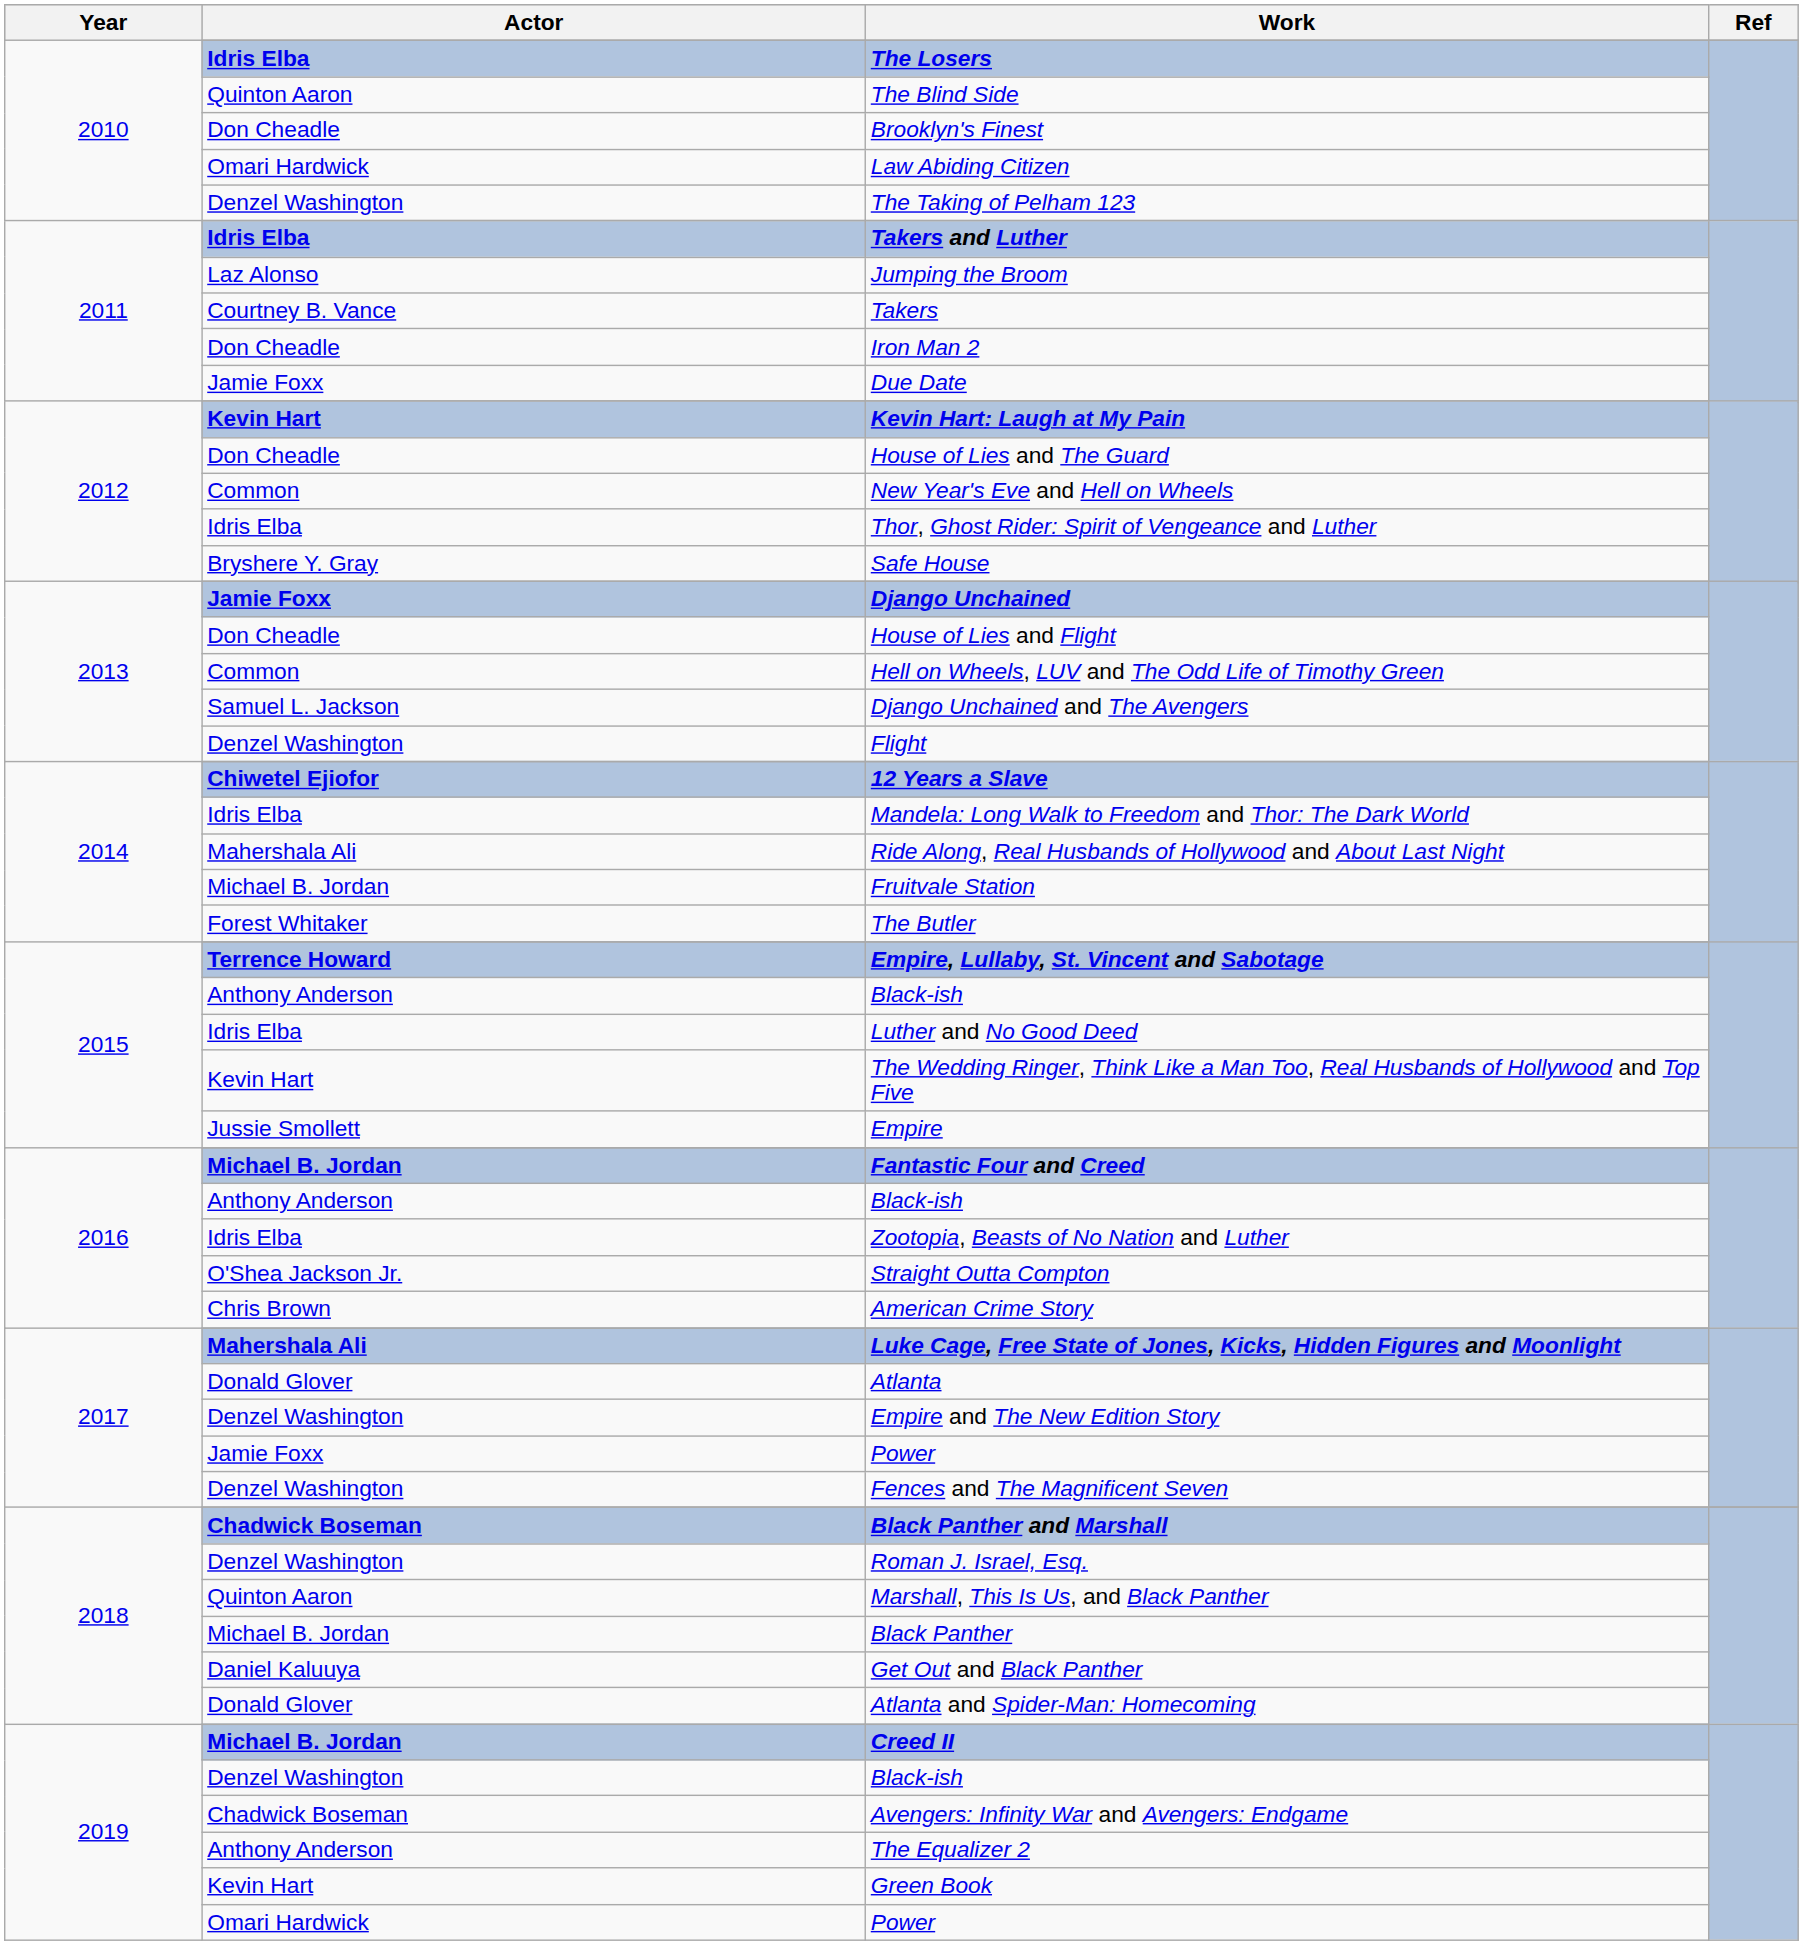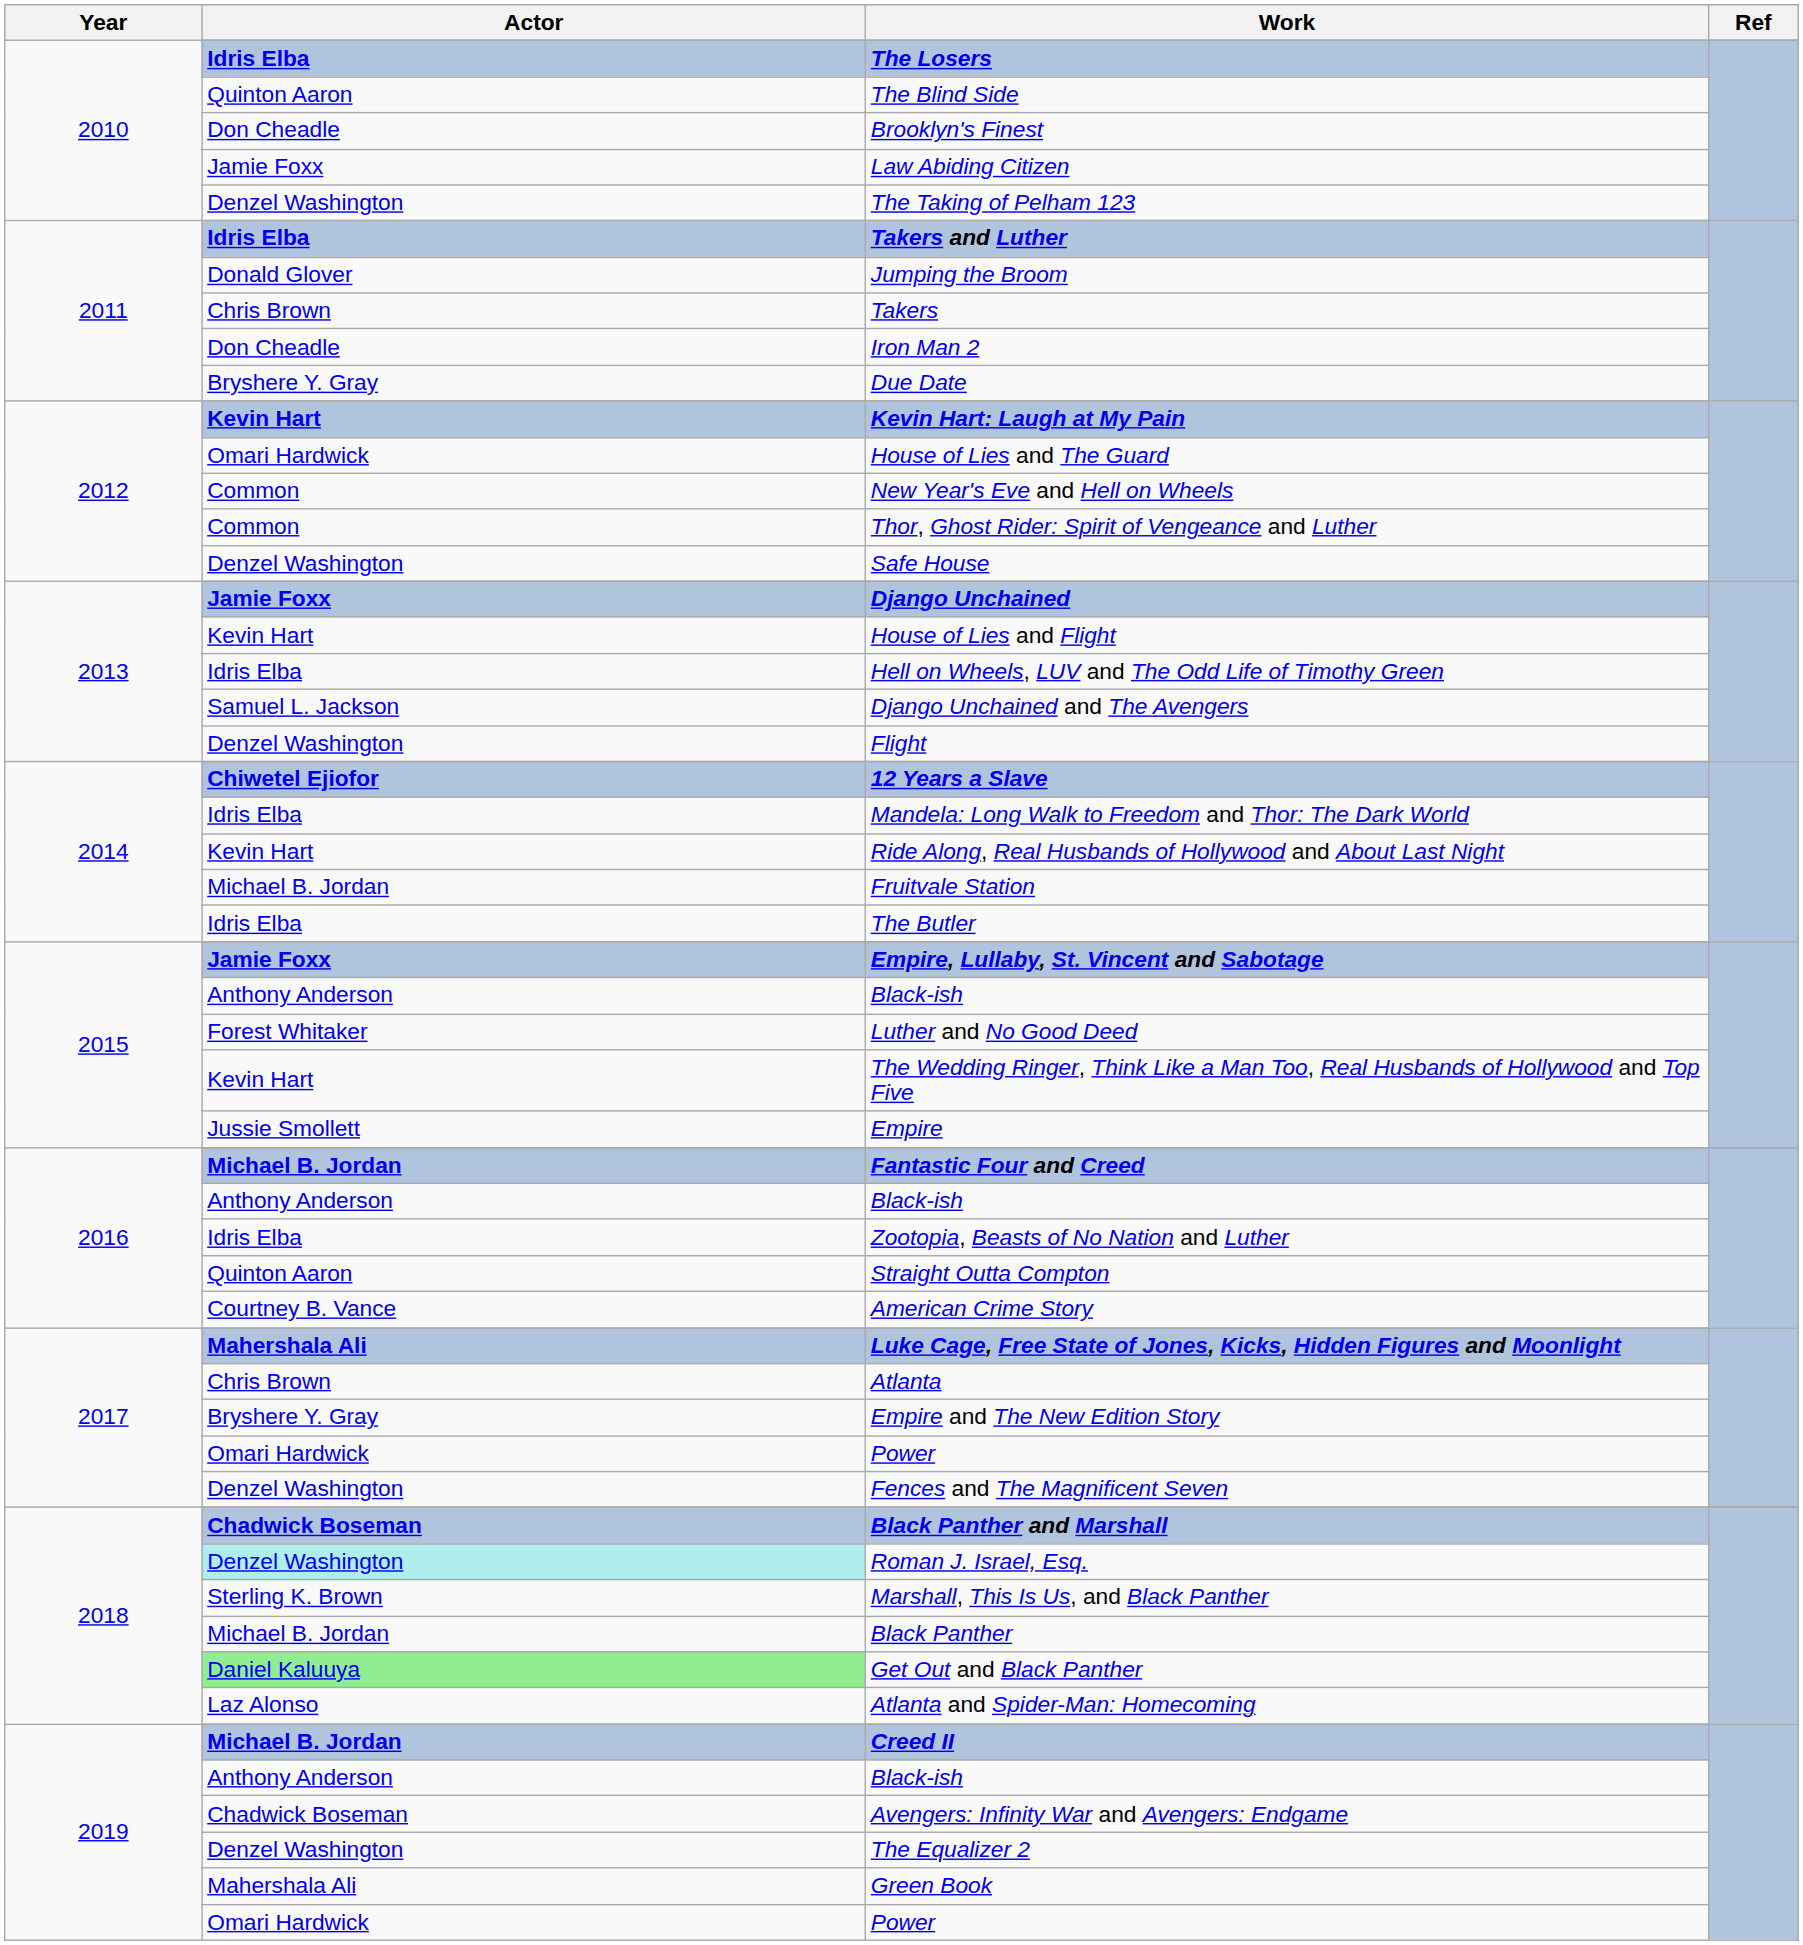(288, 166) Omari Hardwick -> (265, 166) Jamie Foxx
(263, 274) Laz Alonso -> (280, 274) Donald Glover
(302, 310) Courtney B. Vance -> (269, 310) Chris Brown
(265, 382) Jamie Foxx -> (293, 382) Bryshere Y. Gray
(274, 454) Don Cheadle -> (288, 454) Omari Hardwick
(255, 526) Idris Elba -> (253, 526) Common
(293, 563) Bryshere Y. Gray -> (305, 563) Denzel Washington
(274, 635) Don Cheadle -> (260, 635) Kevin Hart
(253, 671) Common -> (255, 671) Idris Elba
(282, 851) Mahershala Ali -> (260, 851) Kevin Hart
(287, 923) Forest Whitaker -> (255, 923) Idris Elba
(299, 959) Terrence Howard -> (269, 959) Jamie Foxx
(255, 1031) Idris Elba -> (287, 1031) Forest Whitaker
(305, 1273) O'Shea Jackson Jr. -> (280, 1273) Quinton Aaron
(269, 1309) Chris Brown -> (302, 1309) Courtney B. Vance
(280, 1381) Donald Glover -> (269, 1381) Chris Brown
(305, 1417) Denzel Washington -> (293, 1417) Bryshere Y. Gray
(265, 1453) Jamie Foxx -> (288, 1453) Omari Hardwick
(305, 1561) no background -> (305, 1561) paleturquoise background
(280, 1597) Quinton Aaron -> (295, 1597) Sterling K. Brown
(284, 1669) no background -> (284, 1669) lightgreen background
(280, 1705) Donald Glover -> (263, 1705) Laz Alonso
(305, 1777) Denzel Washington -> (300, 1777) Anthony Anderson
(300, 1849) Anthony Anderson -> (305, 1849) Denzel Washington
(260, 1885) Kevin Hart -> (282, 1885) Mahershala Ali
